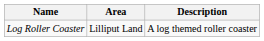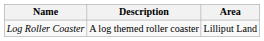columns swapped: (116, 12) <-> (202, 12)
